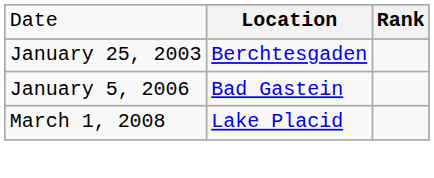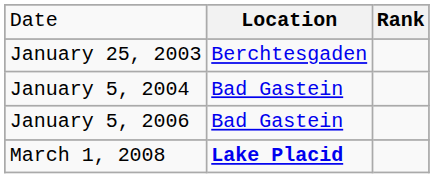+ row: (100, 89)
(277, 122) normal -> (277, 156) bold
